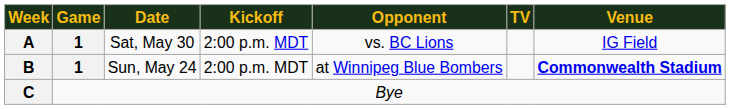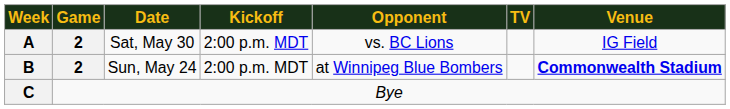(78, 42) 1 -> (78, 42) 2
(78, 67) 1 -> (78, 67) 2
